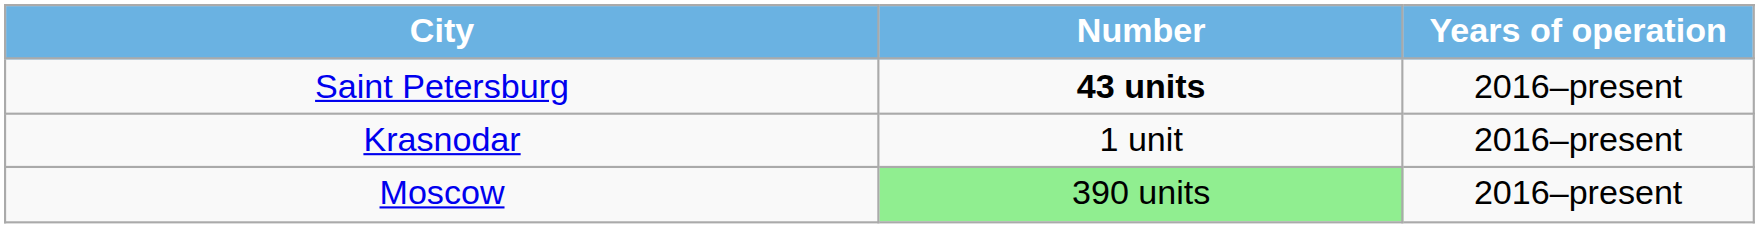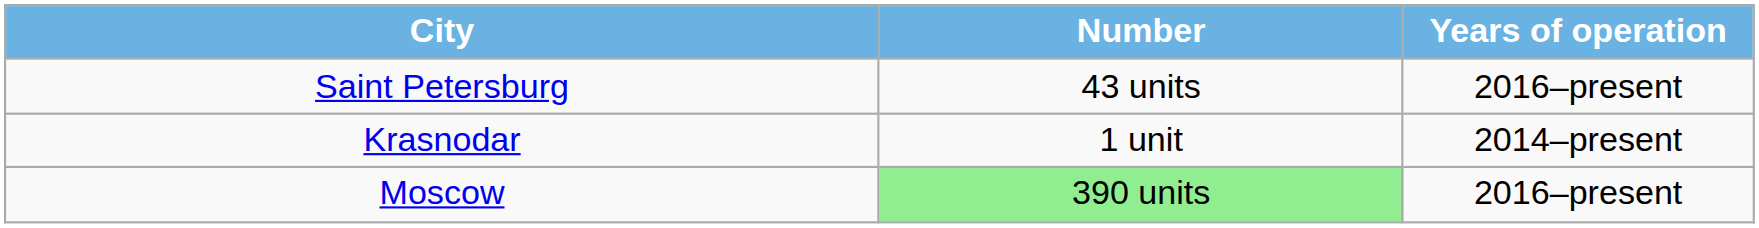(1141, 85) bold -> (1141, 85) normal
(1578, 139) 2016–present -> (1578, 139) 2014–present
